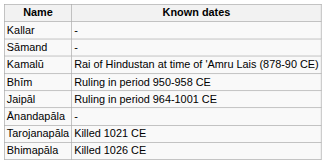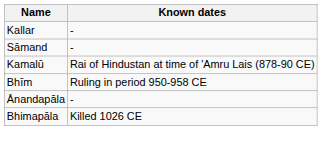- row: (21, 99)
- row: (38, 133)
